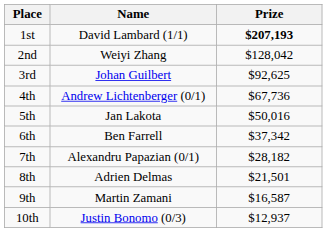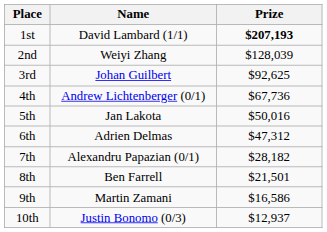(269, 55) $128,042 -> (269, 55) $128,039
(133, 136) Ben Farrell -> (133, 136) Adrien Delmas
(269, 136) $37,342 -> (269, 136) $47,312
(133, 177) Adrien Delmas -> (133, 177) Ben Farrell
(269, 197) $16,587 -> (269, 197) $16,586
